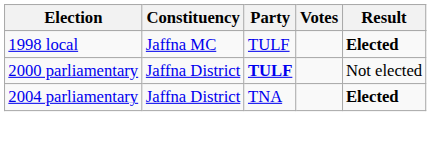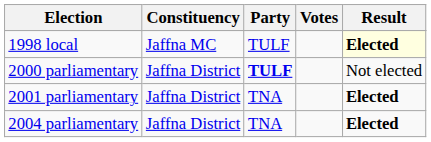(372, 44) no background -> (372, 44) lightyellow background
+ row: (73, 96)
